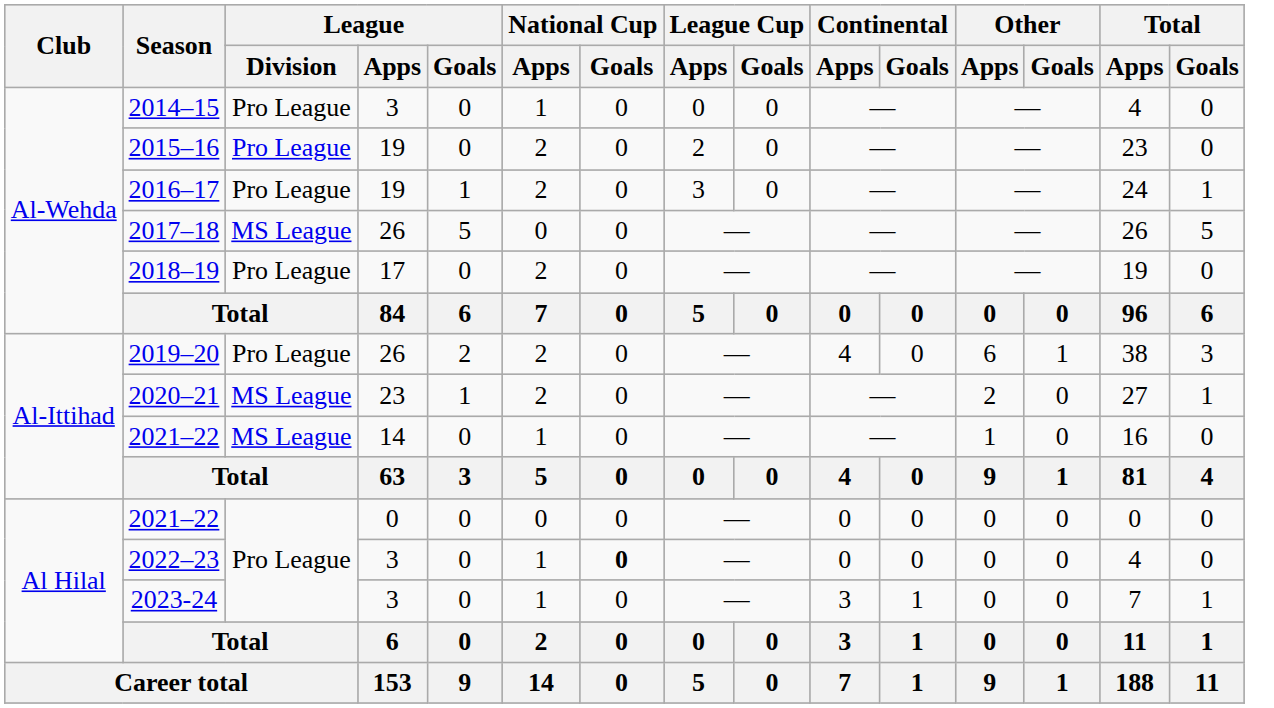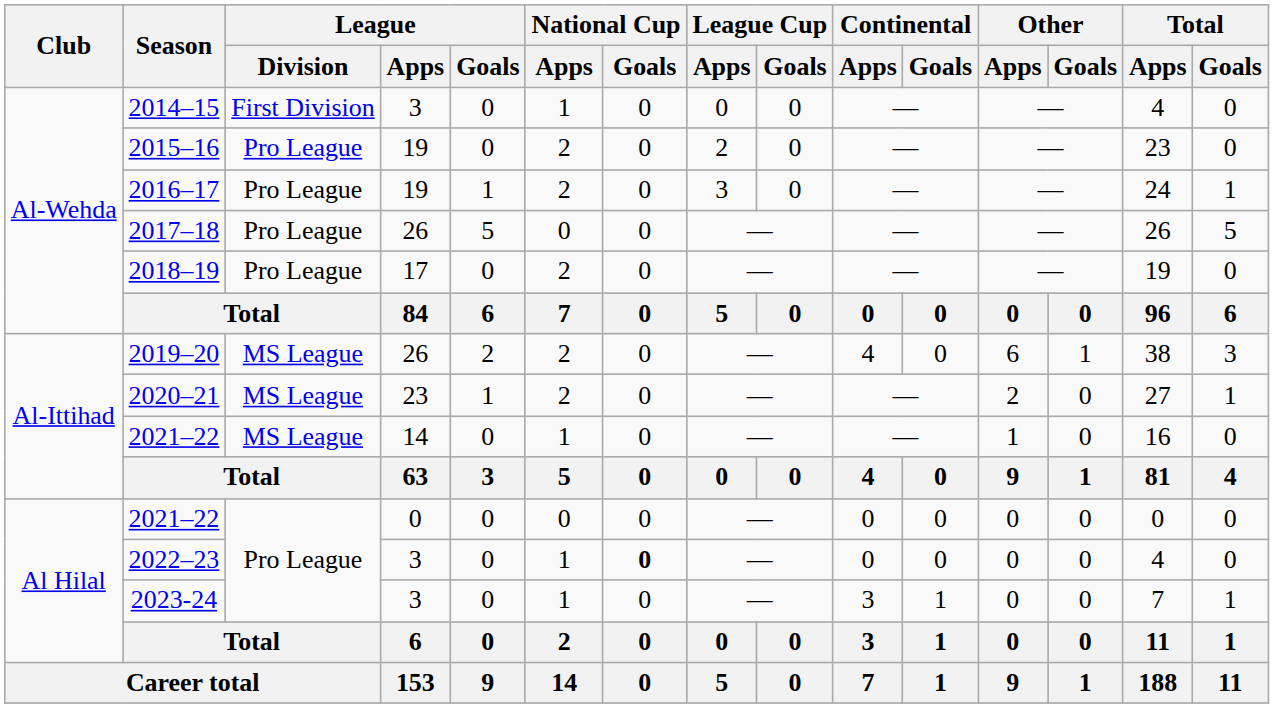(291, 107) Pro League -> (303, 107) First Division
(291, 230) MS League -> (303, 230) Pro League
(291, 353) Pro League -> (303, 353) MS League
